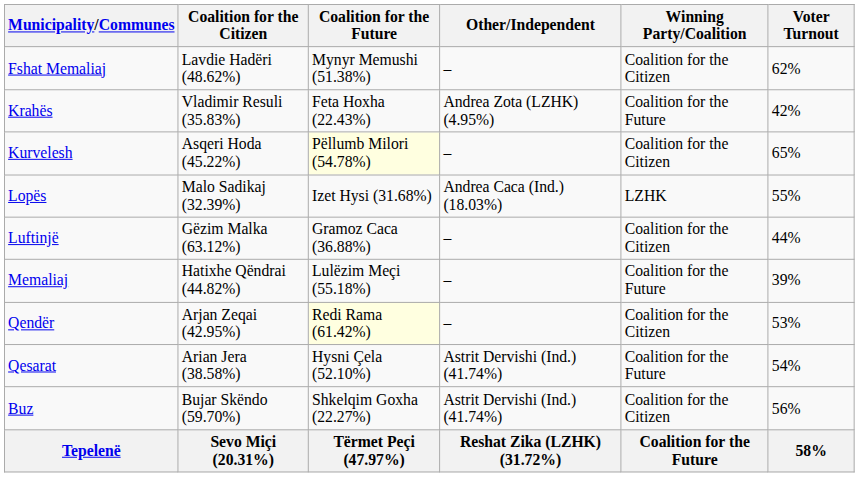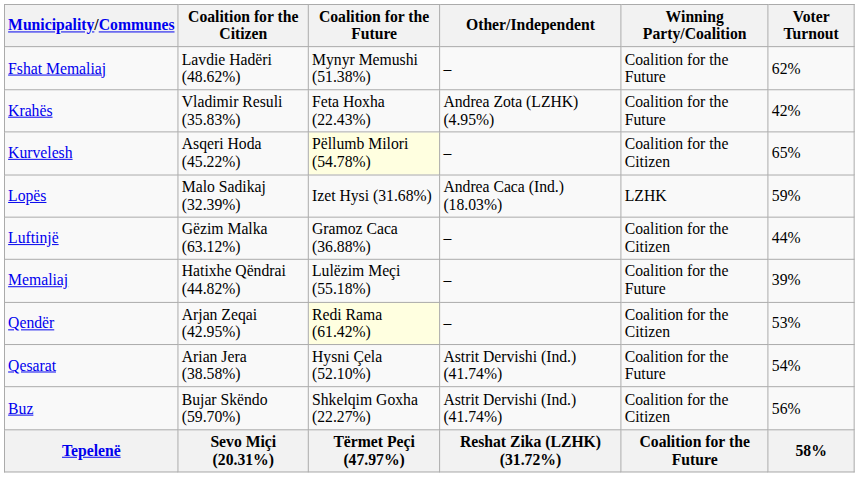(677, 68) Coalition for the Citizen -> (677, 68) Coalition for the Future
(786, 195) 55% -> (786, 195) 59%
